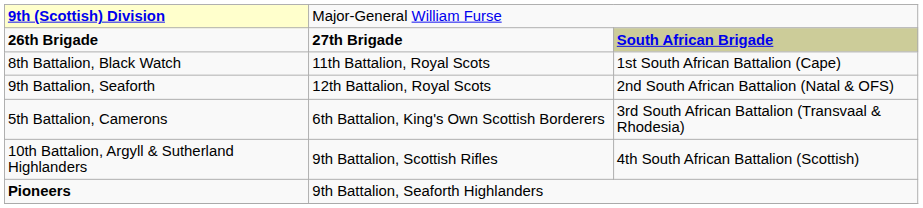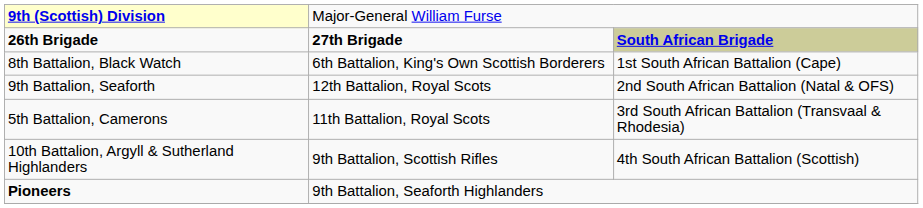(401, 63) 11th Battalion, Royal Scots -> (459, 63) 6th Battalion, King's Own Scottish Borderers
(459, 119) 6th Battalion, King's Own Scottish Borderers -> (401, 119) 11th Battalion, Royal Scots
